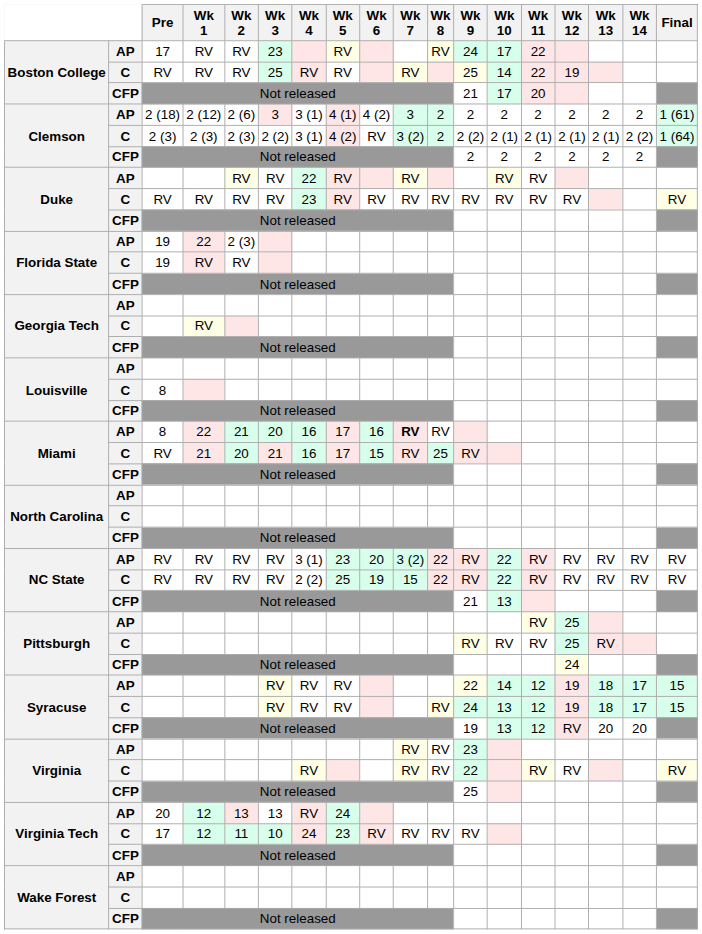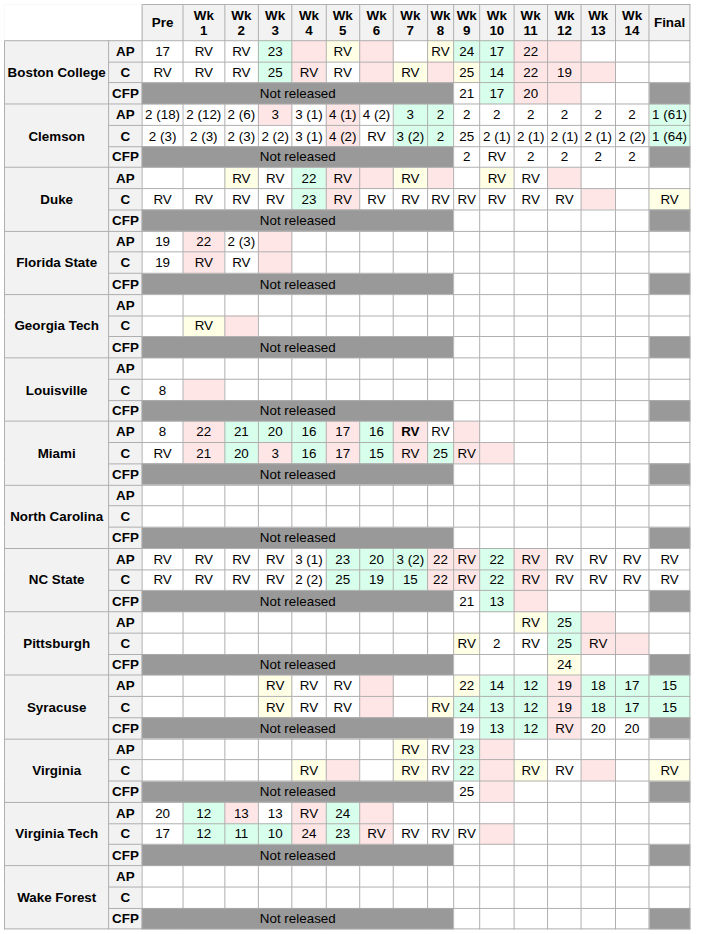(470, 136) 2 (2) -> (467, 136) 25
(504, 157) 2 -> (497, 157) RV
(275, 453) 21 -> (275, 453) 3
(504, 644) RV -> (497, 644) 2
